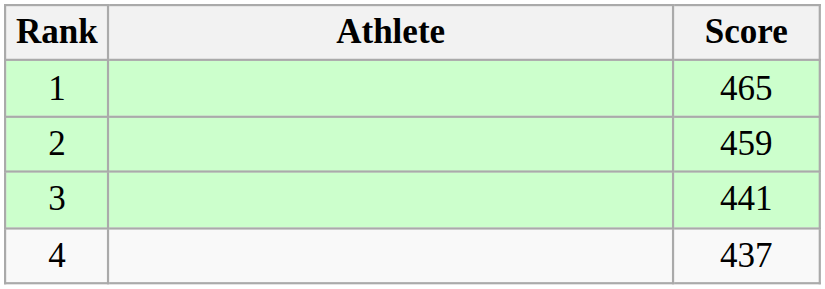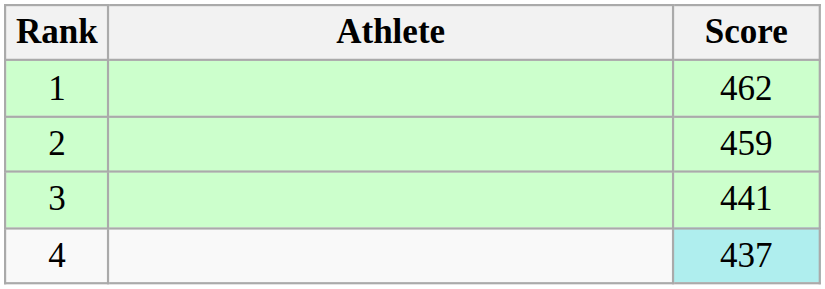(746, 87) 465 -> (746, 87) 462
(746, 254) no background -> (746, 254) paleturquoise background
